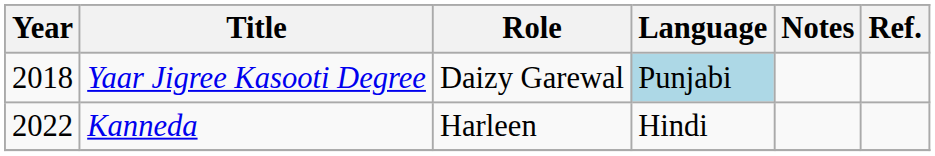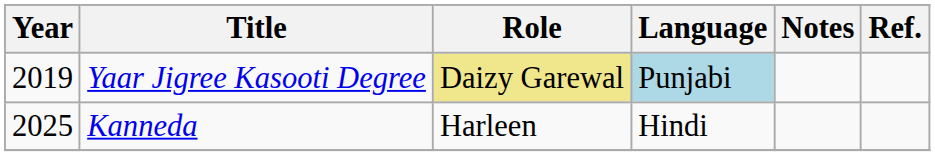(43, 77) 2018 -> (43, 77) 2019
(532, 77) no background -> (532, 77) khaki background
(43, 125) 2022 -> (43, 125) 2025
